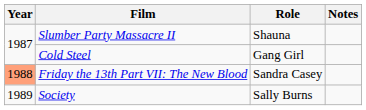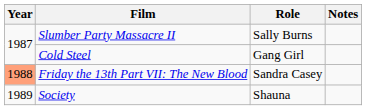(272, 34) Shauna -> (283, 34) Sally Burns
(283, 94) Sally Burns -> (272, 94) Shauna
